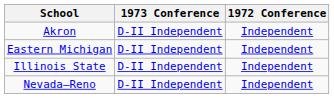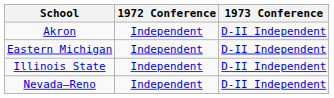columns swapped: (277, 13) <-> (170, 13)
